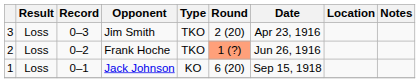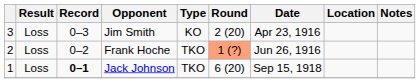(193, 31) TKO -> (193, 31) KO
(79, 68) normal -> (79, 68) bold
(193, 68) KO -> (193, 68) TKO
